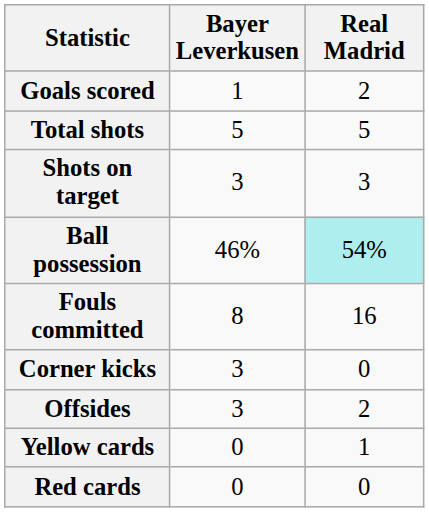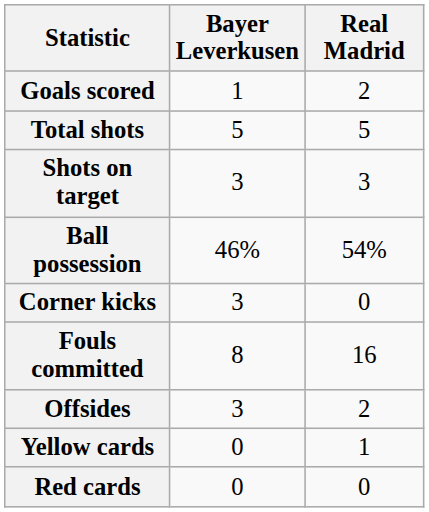(364, 249) paleturquoise background -> (364, 249) no background
rows swapped: (87, 369) <-> (87, 316)
